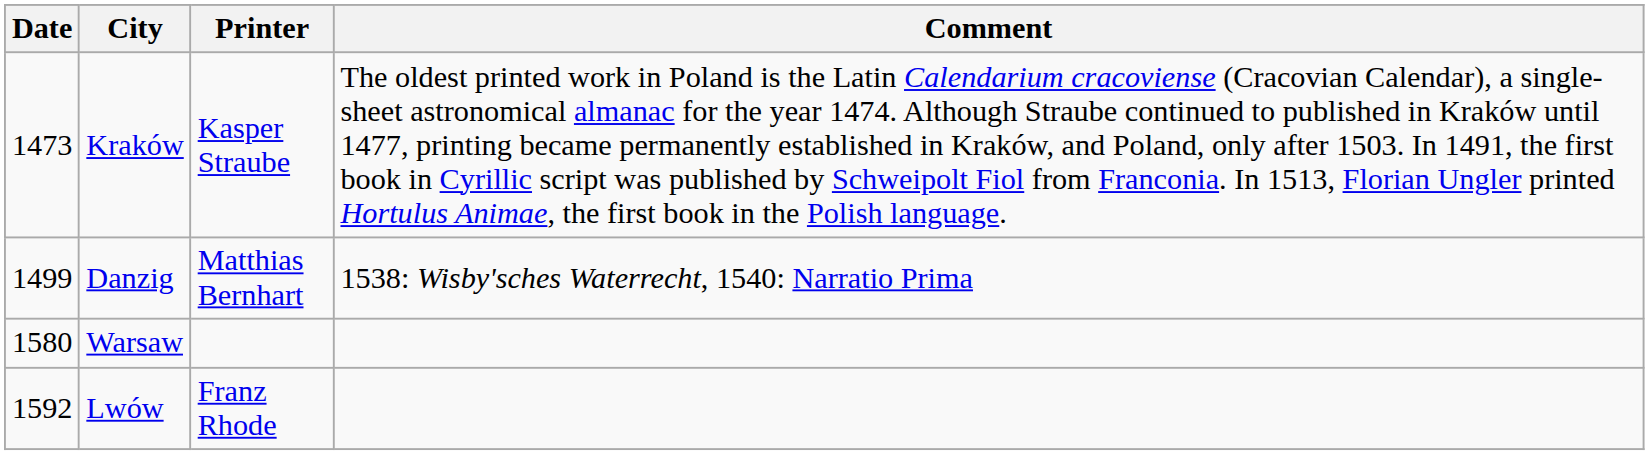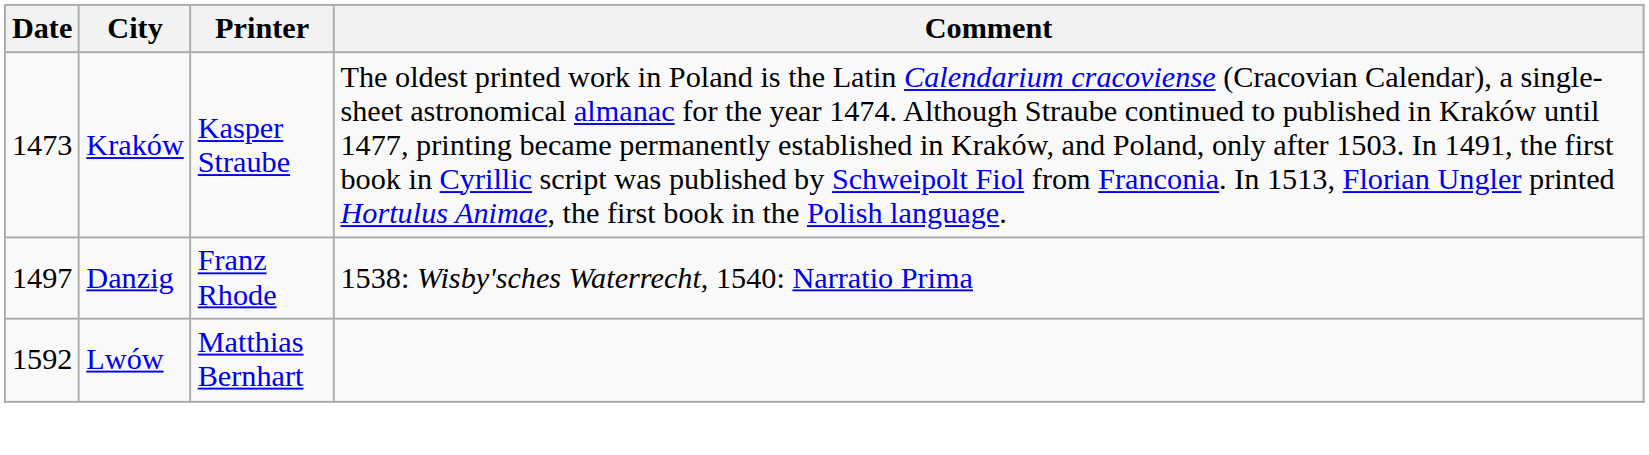(42, 277) 1499 -> (42, 277) 1497
(251, 277) Matthias Bernhart -> (237, 277) Franz Rhode
- row: (135, 342)
(237, 407) Franz Rhode -> (251, 359) Matthias Bernhart
